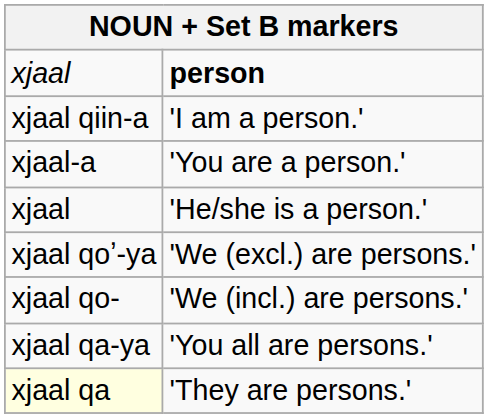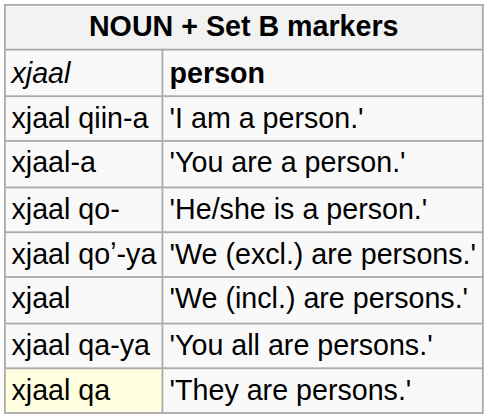(41, 208) xjaal -> (66, 208) xjaal qo-
(66, 299) xjaal qo- -> (41, 299) xjaal
